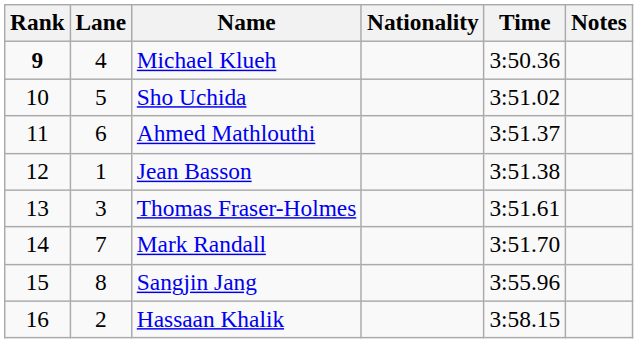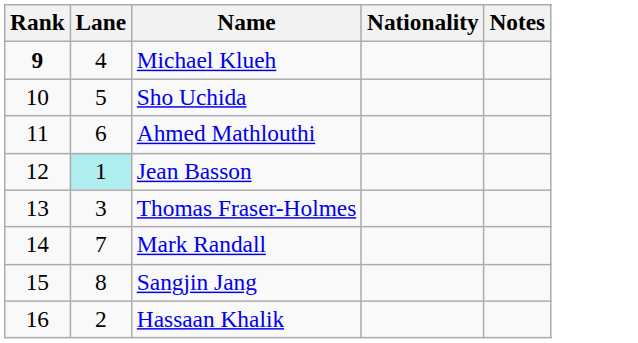- column: (525, 23)
(101, 171) no background -> (101, 171) paleturquoise background
